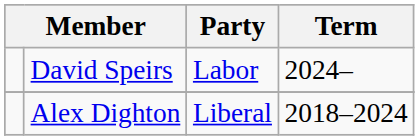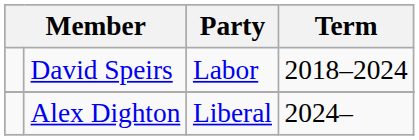(319, 69) 2024– -> (346, 69) 2018–2024
(346, 112) 2018–2024 -> (319, 112) 2024–
